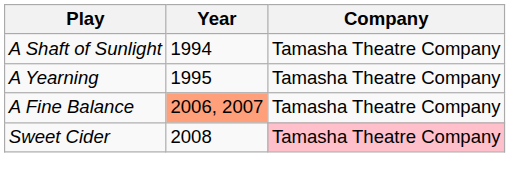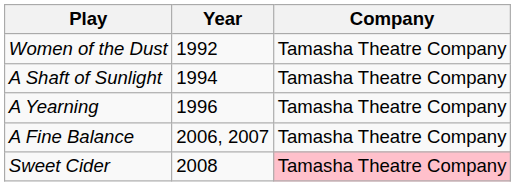+ row: (88, 48)
(191, 78) 1995 -> (197, 107) 1996
(217, 107) lightsalmon background -> (223, 136) no background
